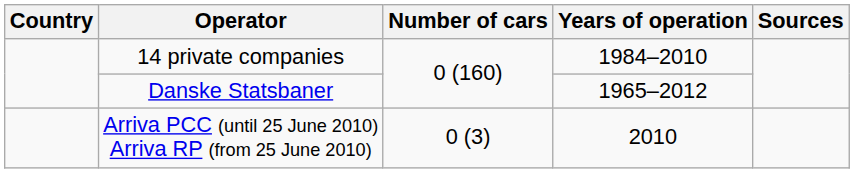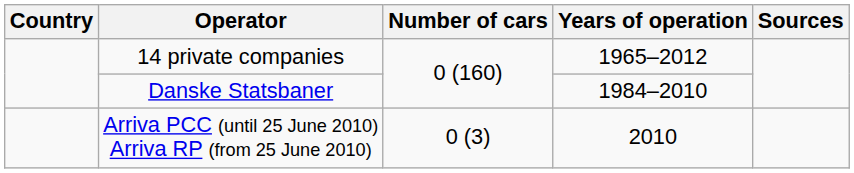(653, 56) 1984–2010 -> (653, 56) 1965–2012
(653, 90) 1965–2012 -> (653, 90) 1984–2010
